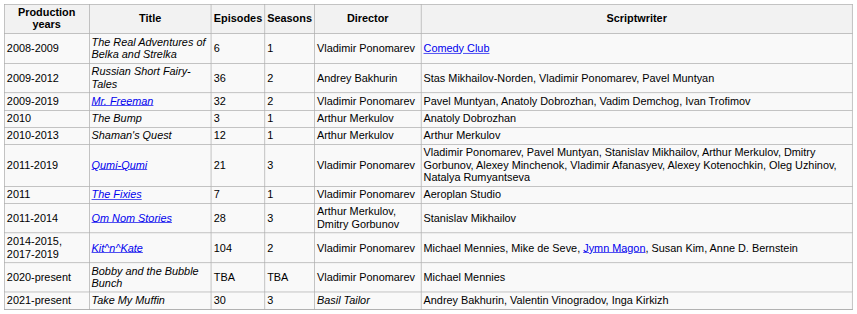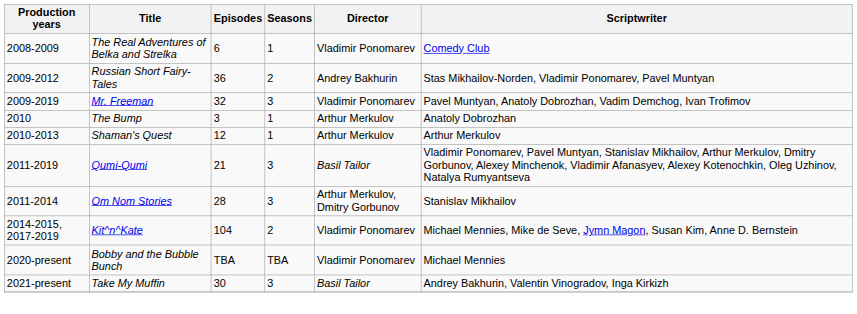(270, 101) 2 -> (270, 101) 3
(366, 165) Vladimir Ponomarev -> (343, 165) Basil Tailor
- row: (117, 195)
